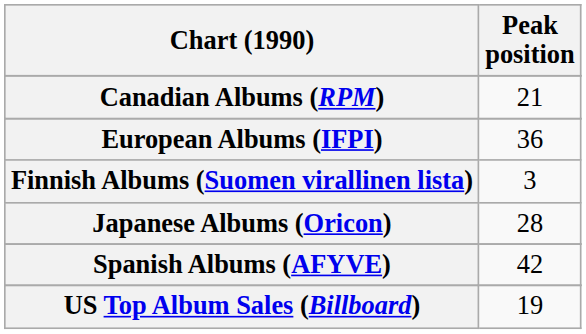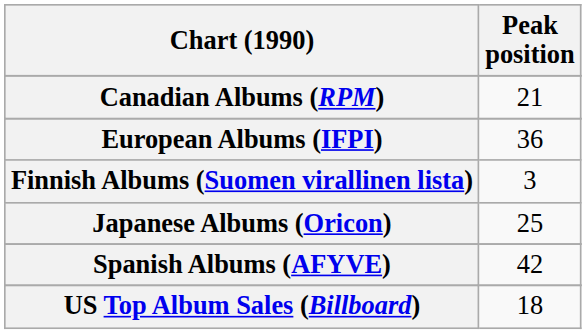(530, 222) 28 -> (530, 222) 25
(530, 306) 19 -> (530, 306) 18
